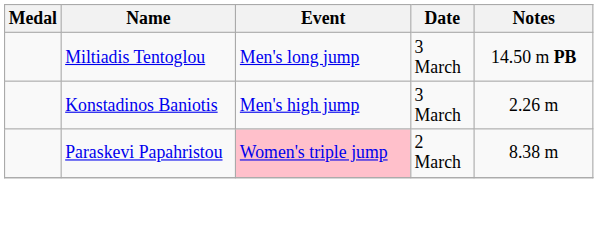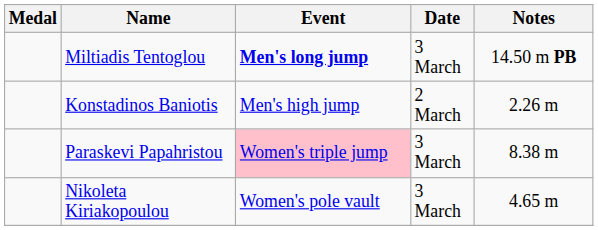(300, 56) normal -> (304, 56) bold
(438, 104) 3 March -> (438, 104) 2 March
(438, 153) 2 March -> (438, 153) 3 March
+ row: (117, 201)
